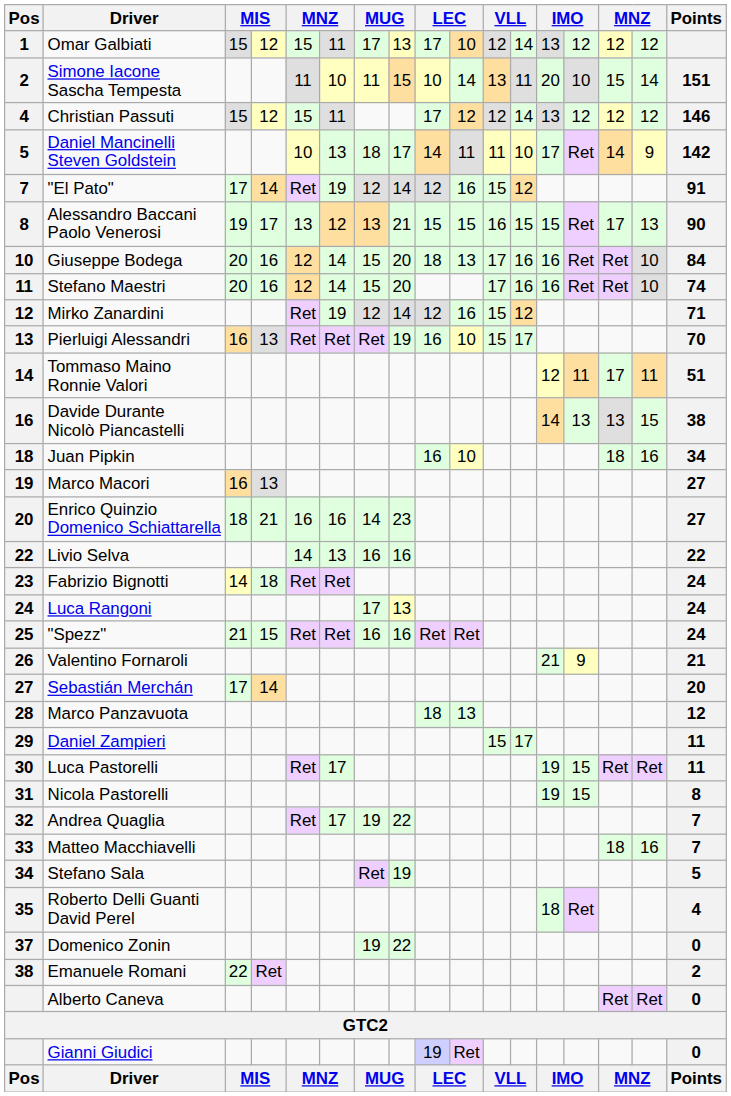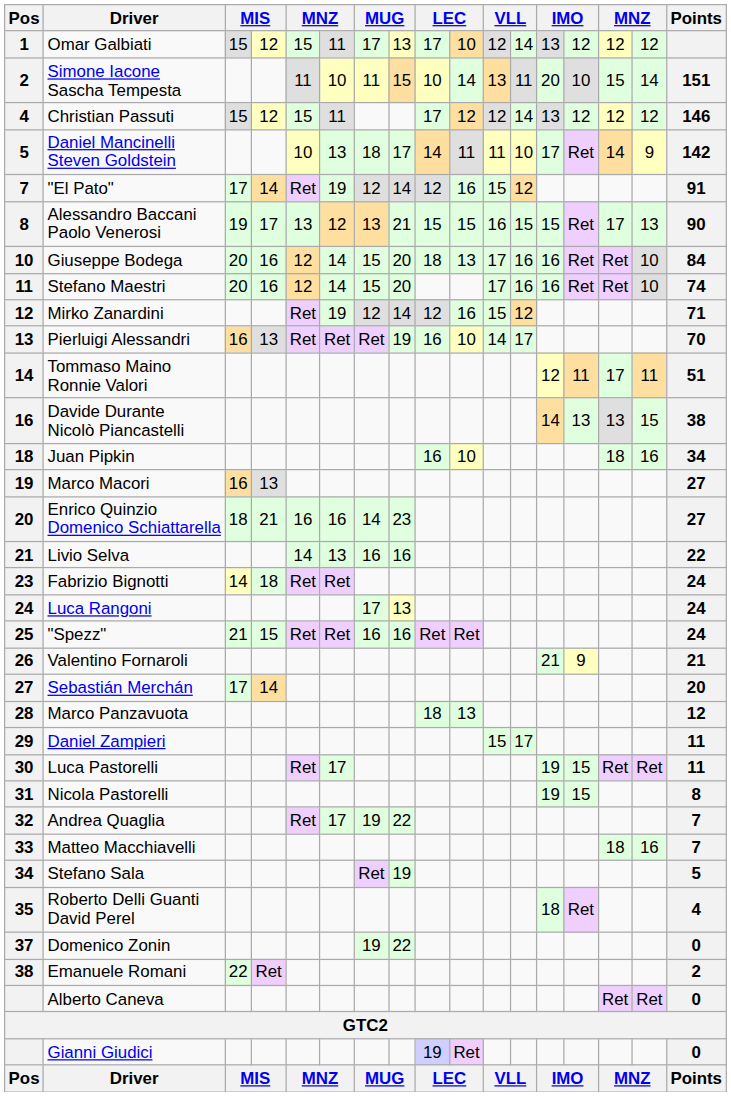(497, 339) 15 -> (497, 339) 14
(24, 554) 22 -> (24, 554) 21
